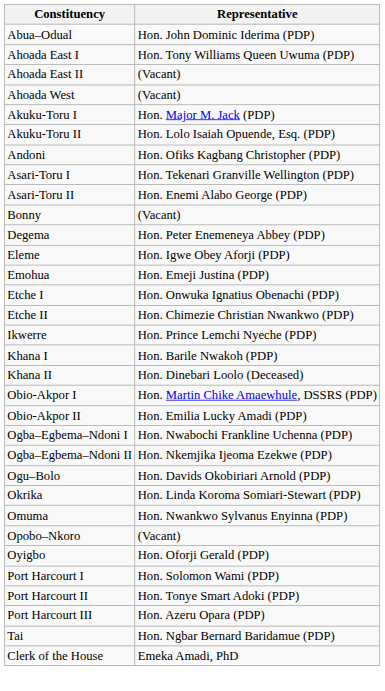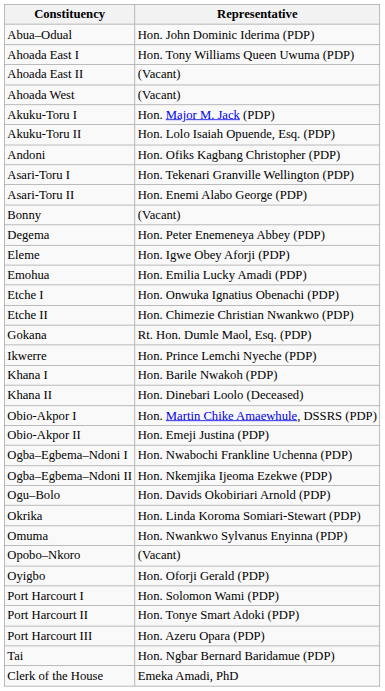(203, 275) Hon. Emeji Justina (PDP) -> (222, 275) Hon. Emilia Lucky Amadi (PDP)
+ row: (27, 335)
(222, 415) Hon. Emilia Lucky Amadi (PDP) -> (203, 435) Hon. Emeji Justina (PDP)
